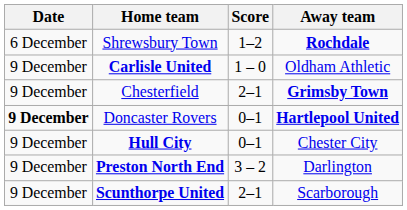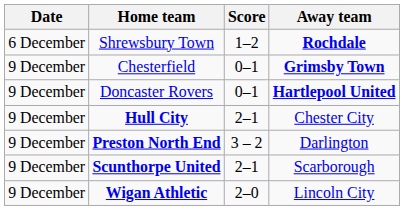- row: (160, 67)
(250, 92) 2–1 -> (247, 67) 0–1
(48, 117) bold -> (47, 92) normal
(250, 142) 0–1 -> (247, 117) 2–1
+ row: (157, 192)
